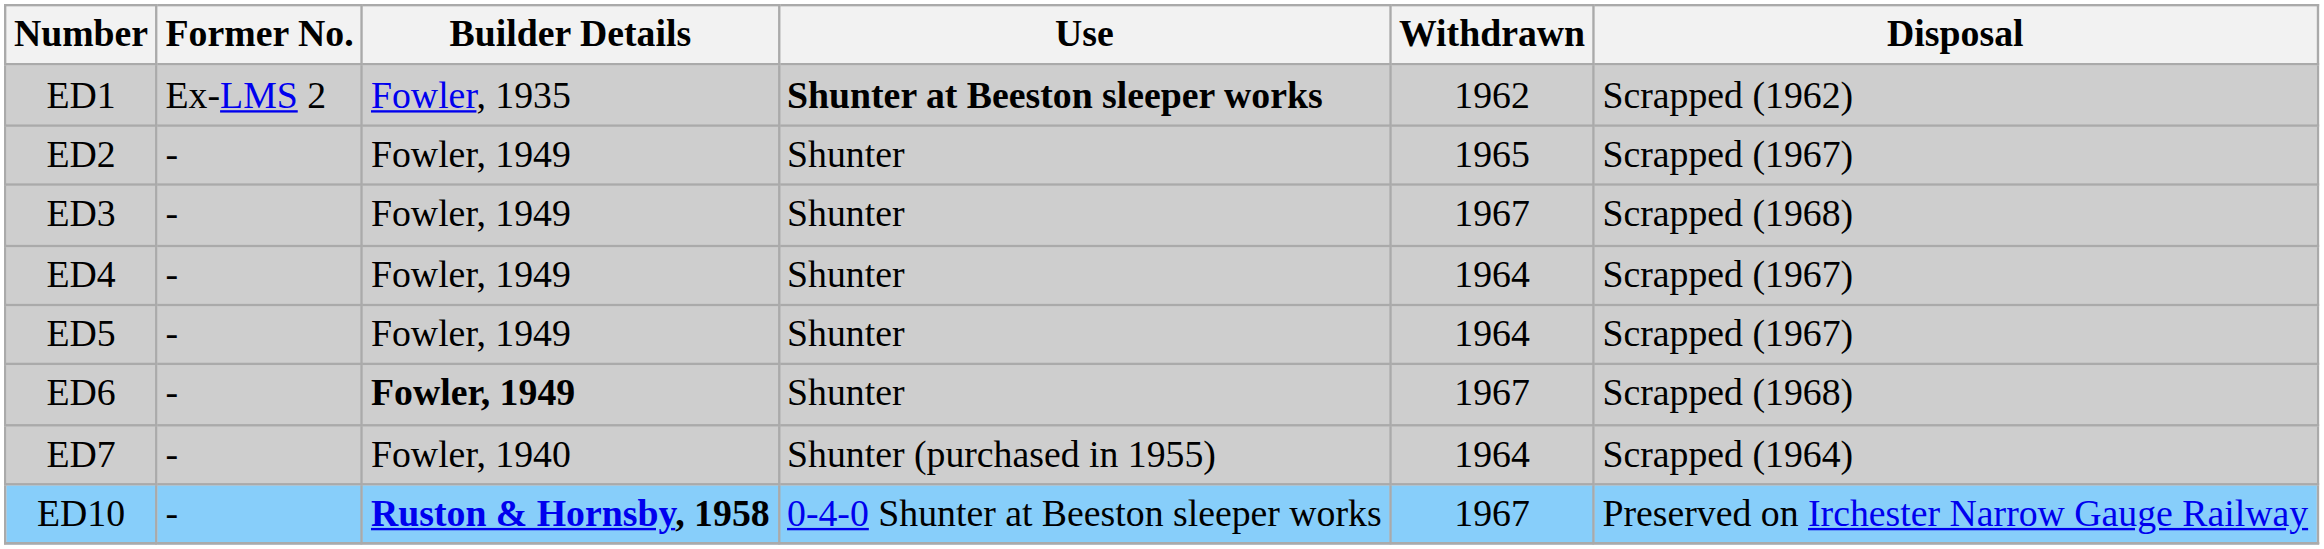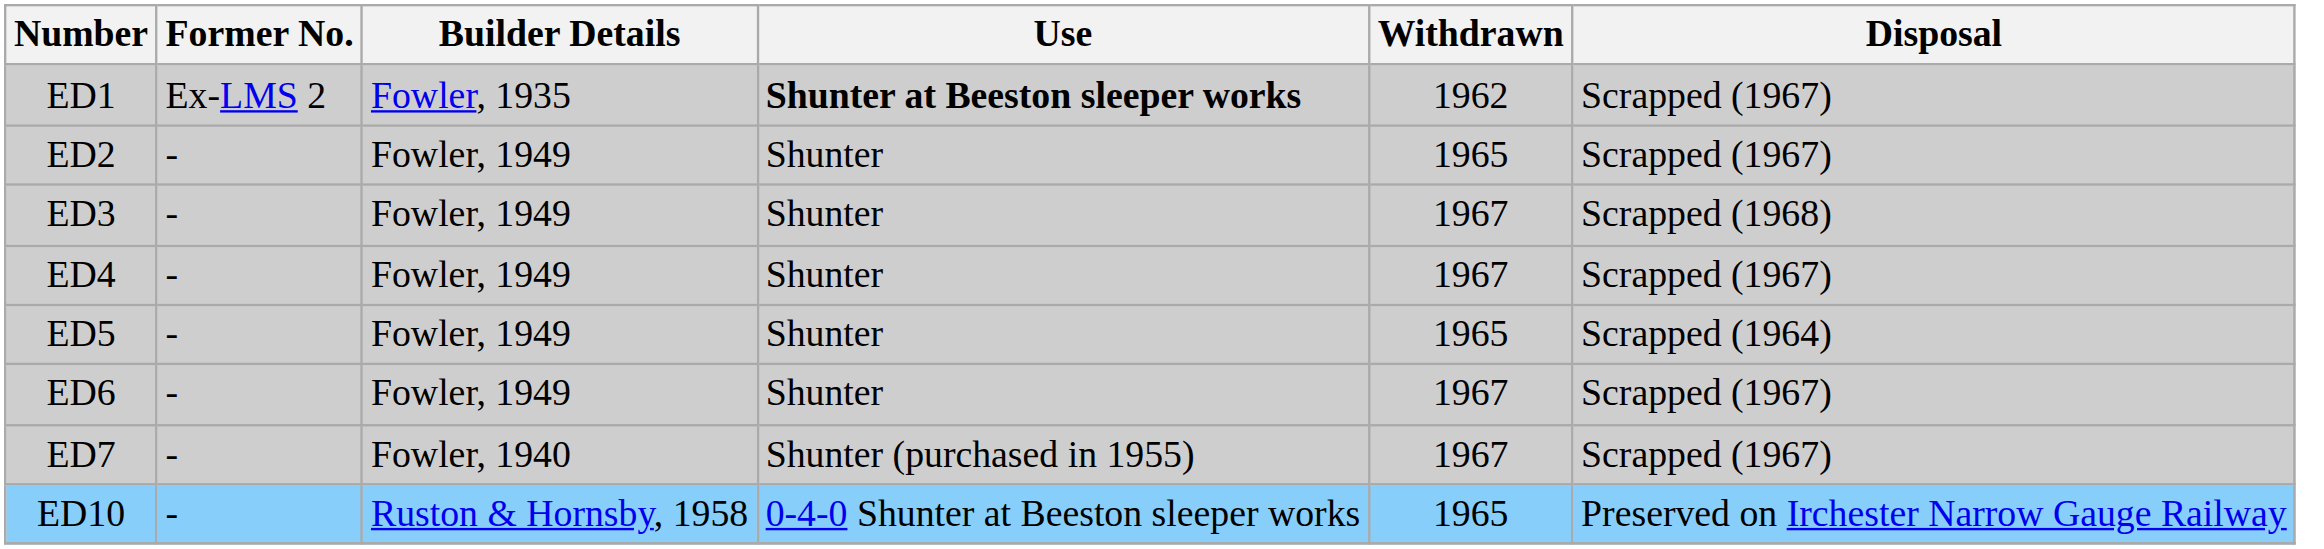(1728, 94) Scrapped (1962) -> (1706, 94) Scrapped (1967)
(1492, 273) 1964 -> (1471, 273) 1967
(1492, 333) 1964 -> (1471, 333) 1965
(1728, 333) Scrapped (1967) -> (1706, 333) Scrapped (1964)
(473, 393) bold -> (471, 393) normal
(1728, 393) Scrapped (1968) -> (1706, 393) Scrapped (1967)
(1492, 453) 1964 -> (1471, 453) 1967
(1728, 453) Scrapped (1964) -> (1706, 453) Scrapped (1967)
(570, 513) bold -> (560, 513) normal
(1492, 513) 1967 -> (1471, 513) 1965
